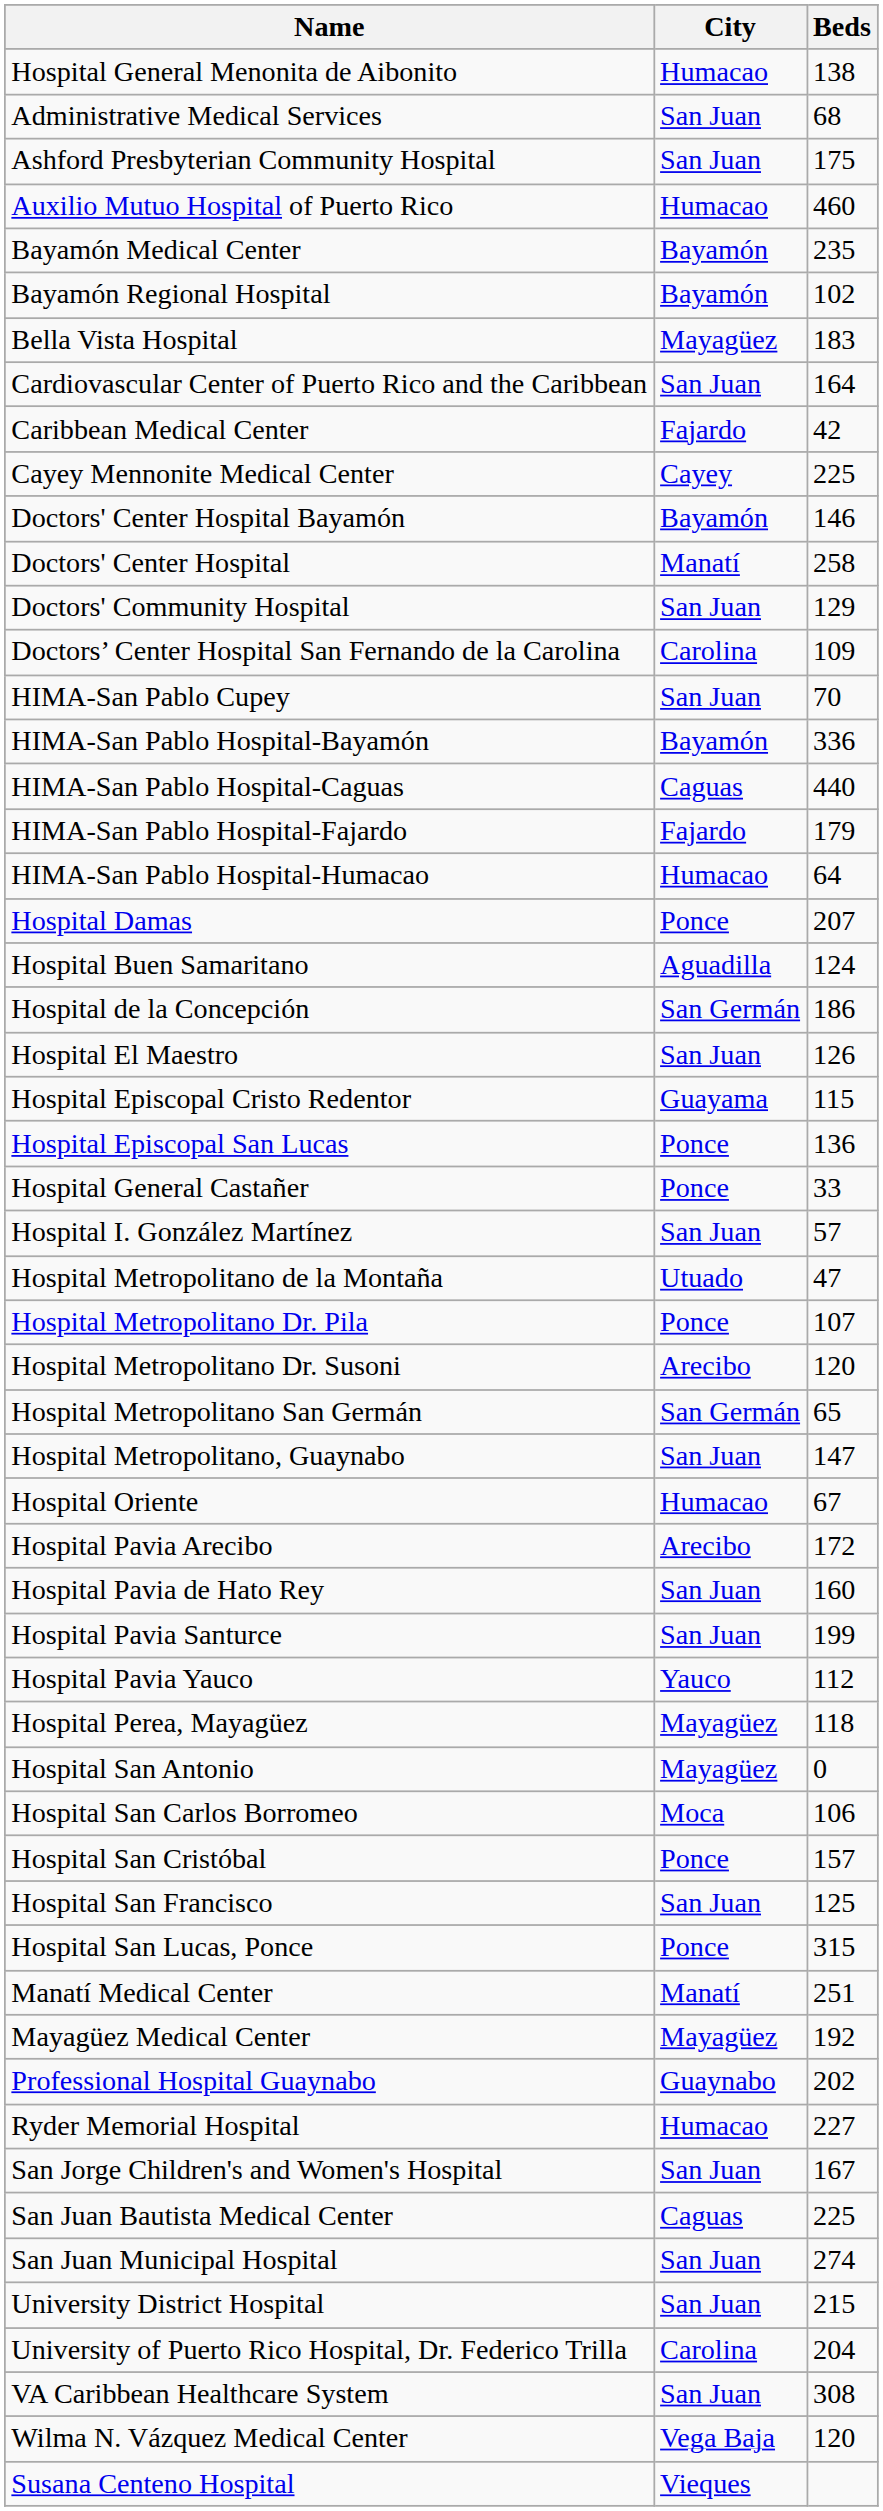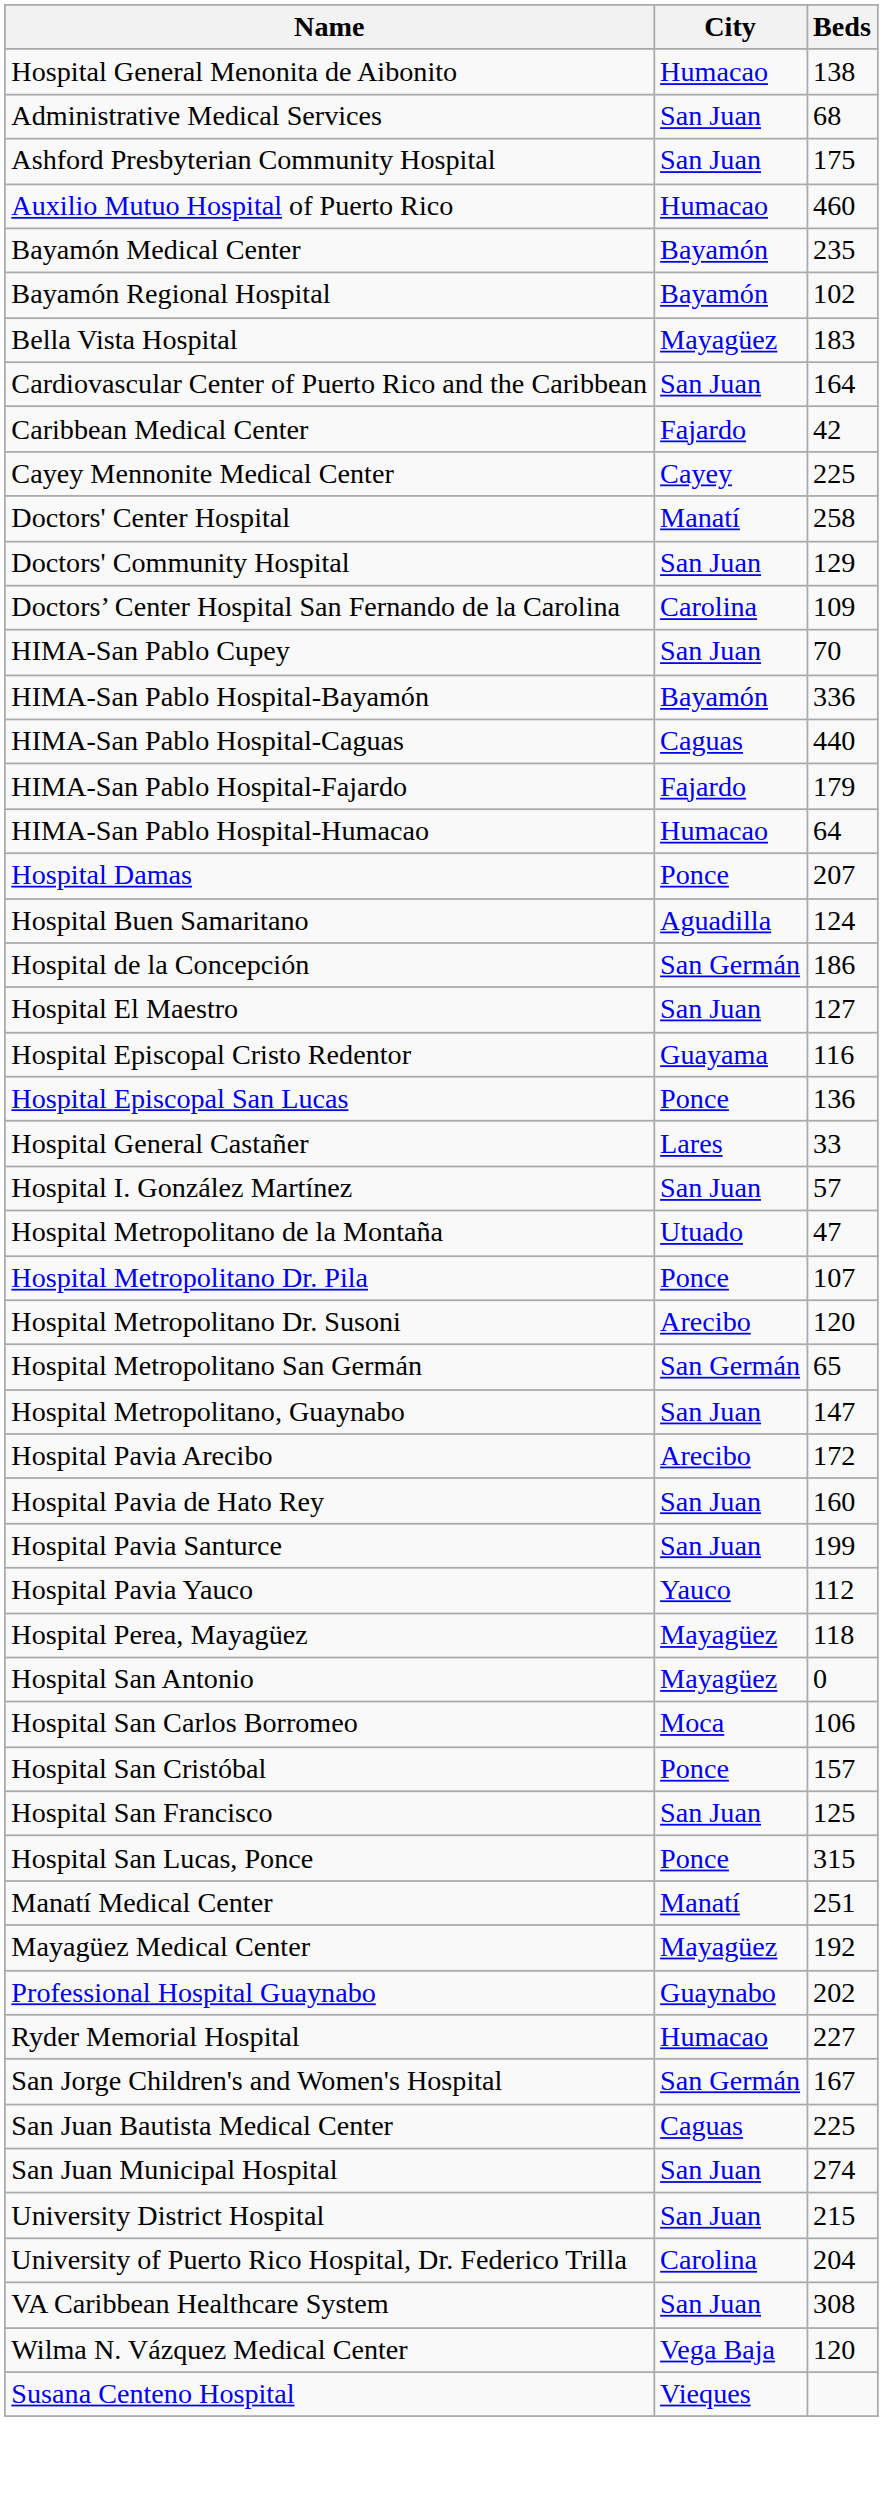- row: (208, 518)
(834, 1054) 126 -> (834, 1009) 127
(834, 1098) 115 -> (834, 1054) 116
(695, 1187) Ponce -> (691, 1143) Lares
- row: (105, 1500)
(711, 2170) San Juan -> (730, 2081) San Germán
